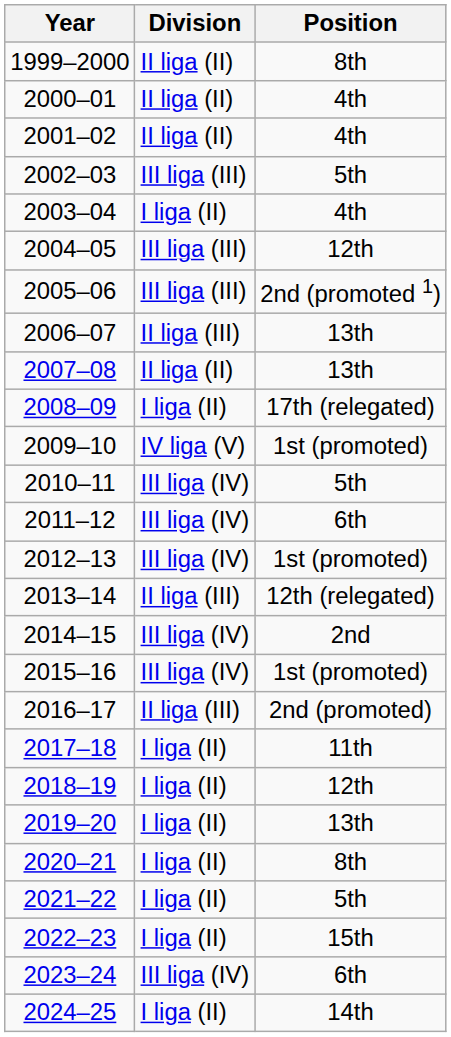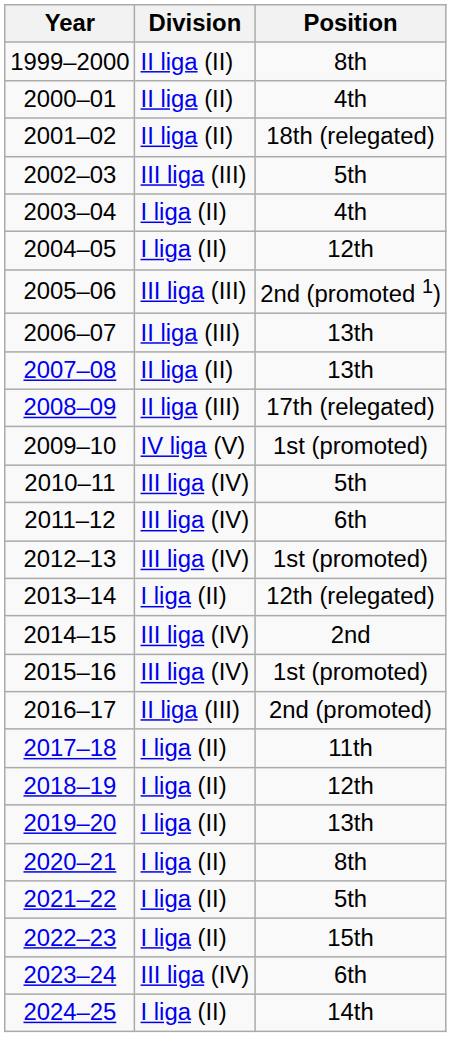(351, 136) 4th -> (351, 136) 18th (relegated)
(194, 250) III liga (III) -> (184, 250) I liga (II)
(184, 407) I liga (II) -> (190, 407) II liga (III)
(190, 596) II liga (III) -> (184, 596) I liga (II)
